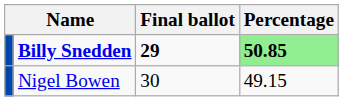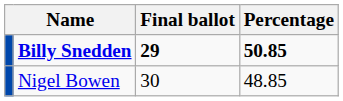(265, 50) lightgreen background -> (265, 50) no background
(265, 80) 49.15 -> (265, 80) 48.85
